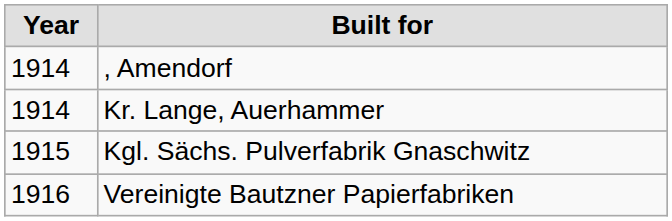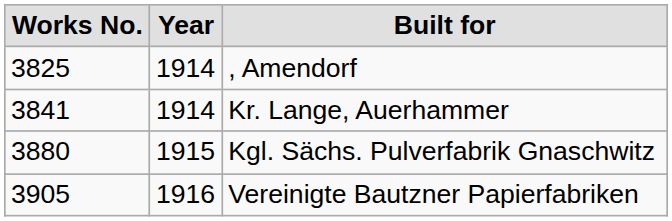+ column: (77, 25)
